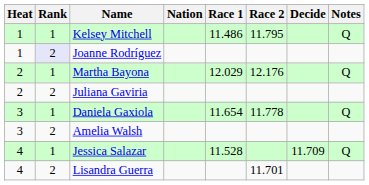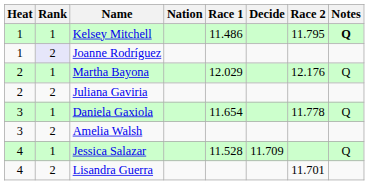columns swapped: (267, 14) <-> (308, 14)
(346, 33) normal -> (346, 33) bold
